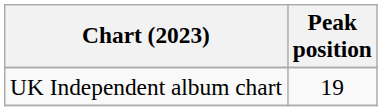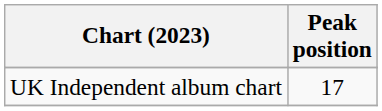(332, 86) 19 -> (332, 86) 17
